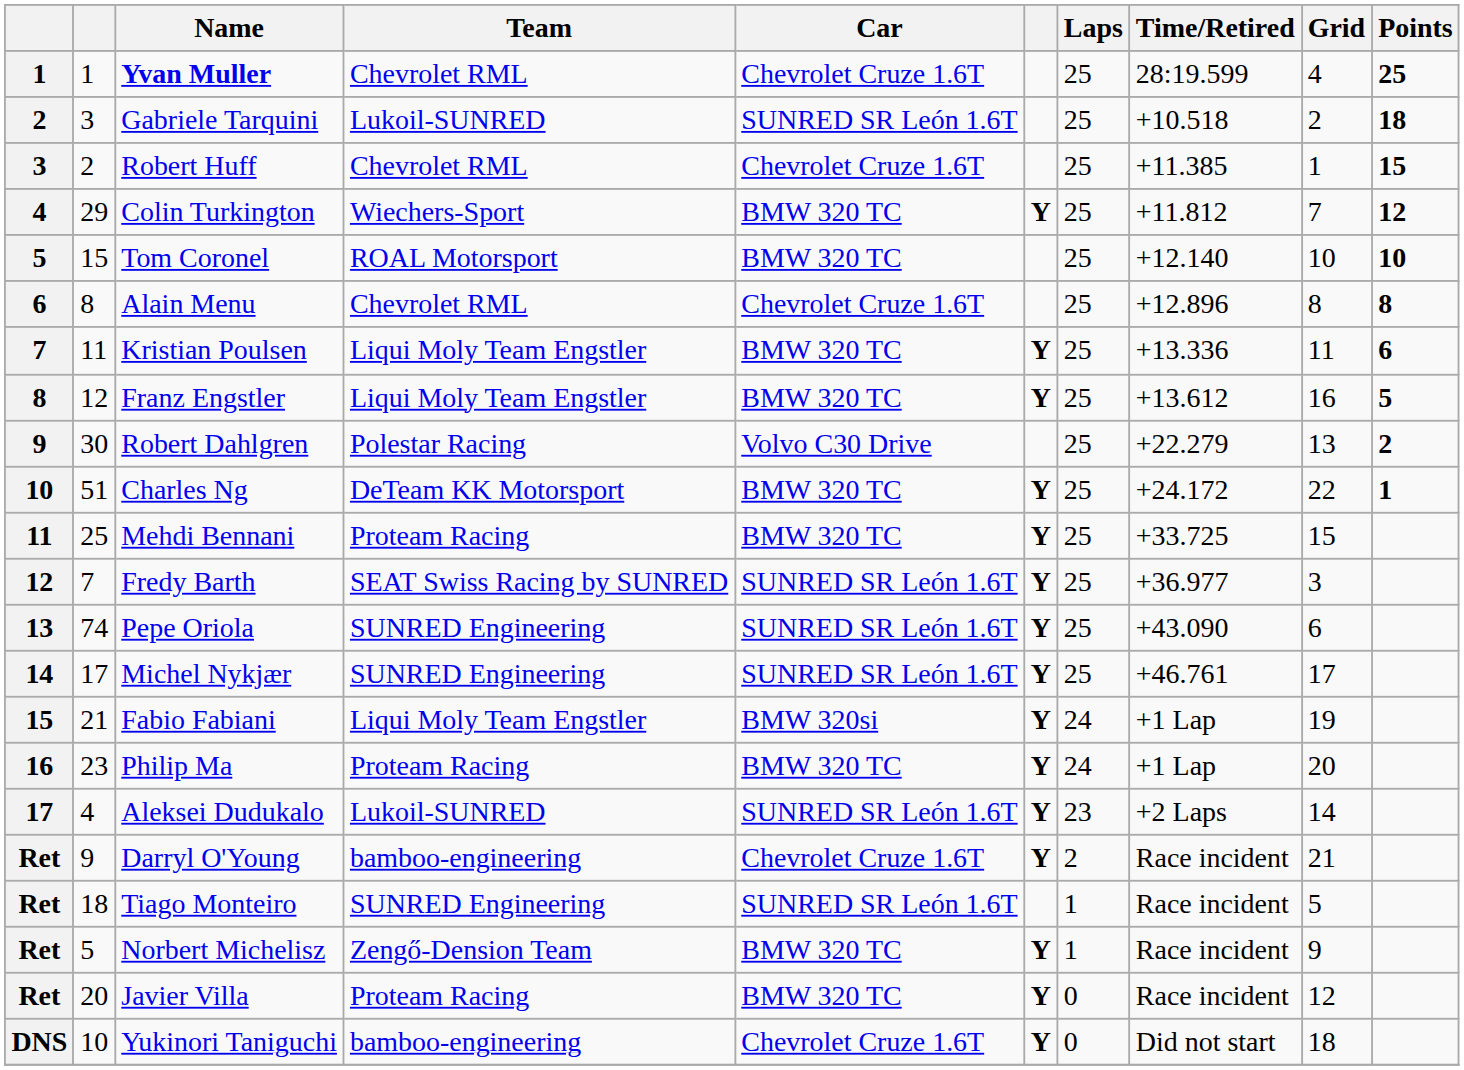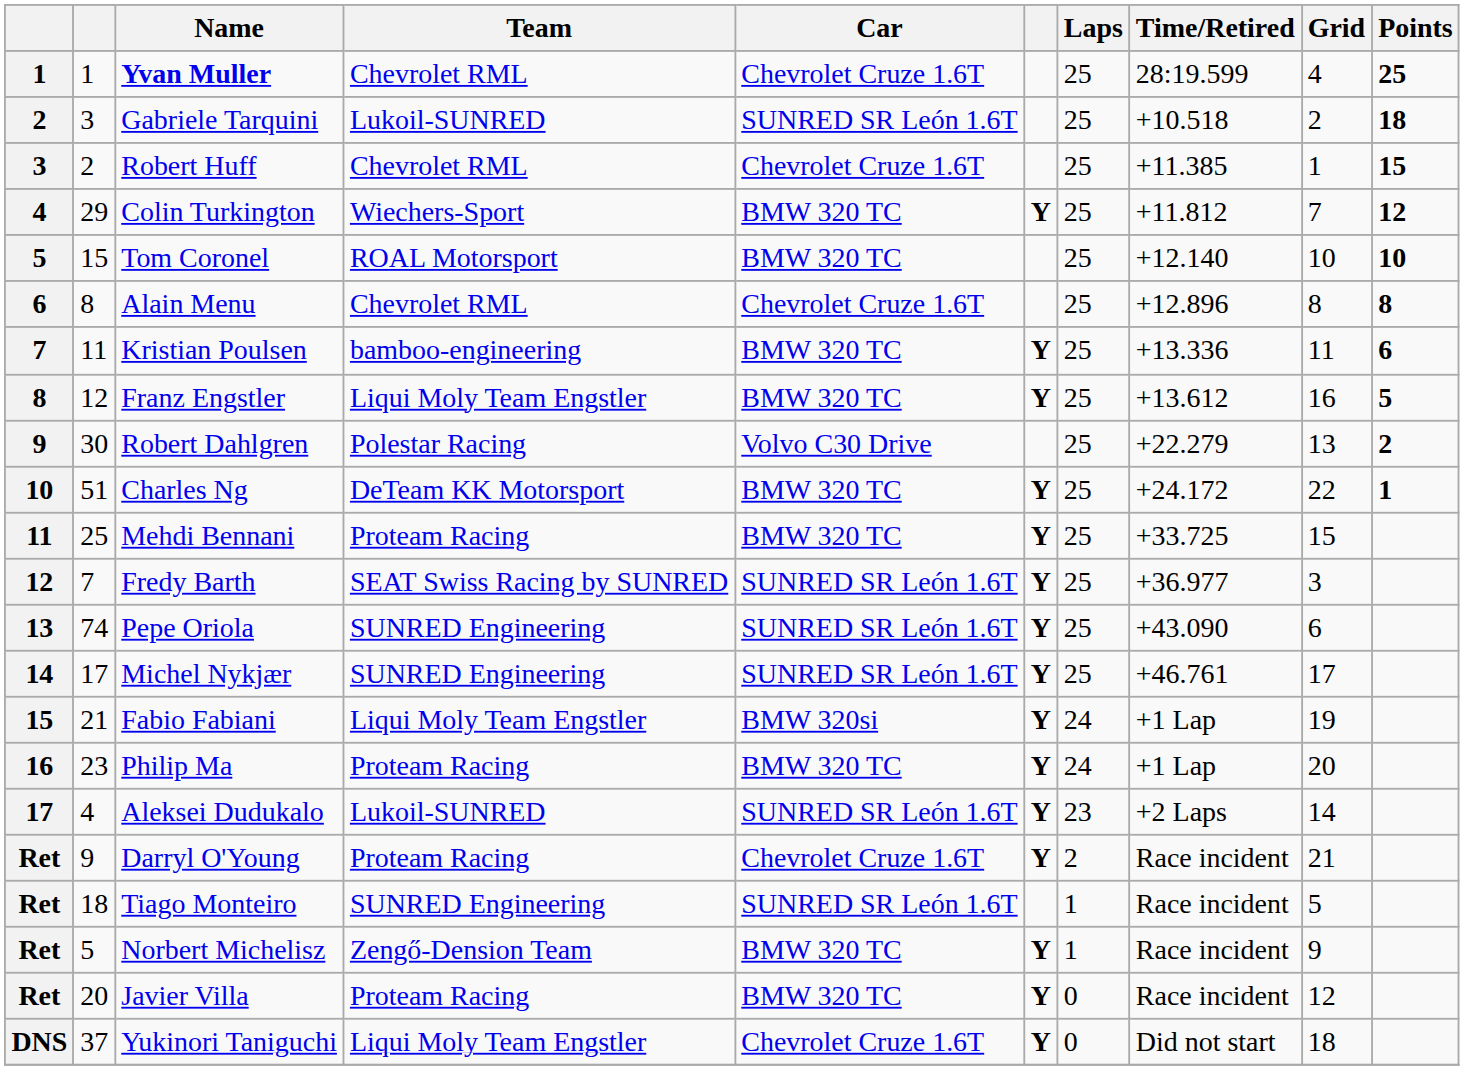(498, 350) Liqui Moly Team Engstler -> (466, 350) bamboo-engineering
(466, 857) bamboo-engineering -> (440, 857) Proteam Racing
(94, 1042) 10 -> (94, 1042) 37
(466, 1042) bamboo-engineering -> (498, 1042) Liqui Moly Team Engstler
